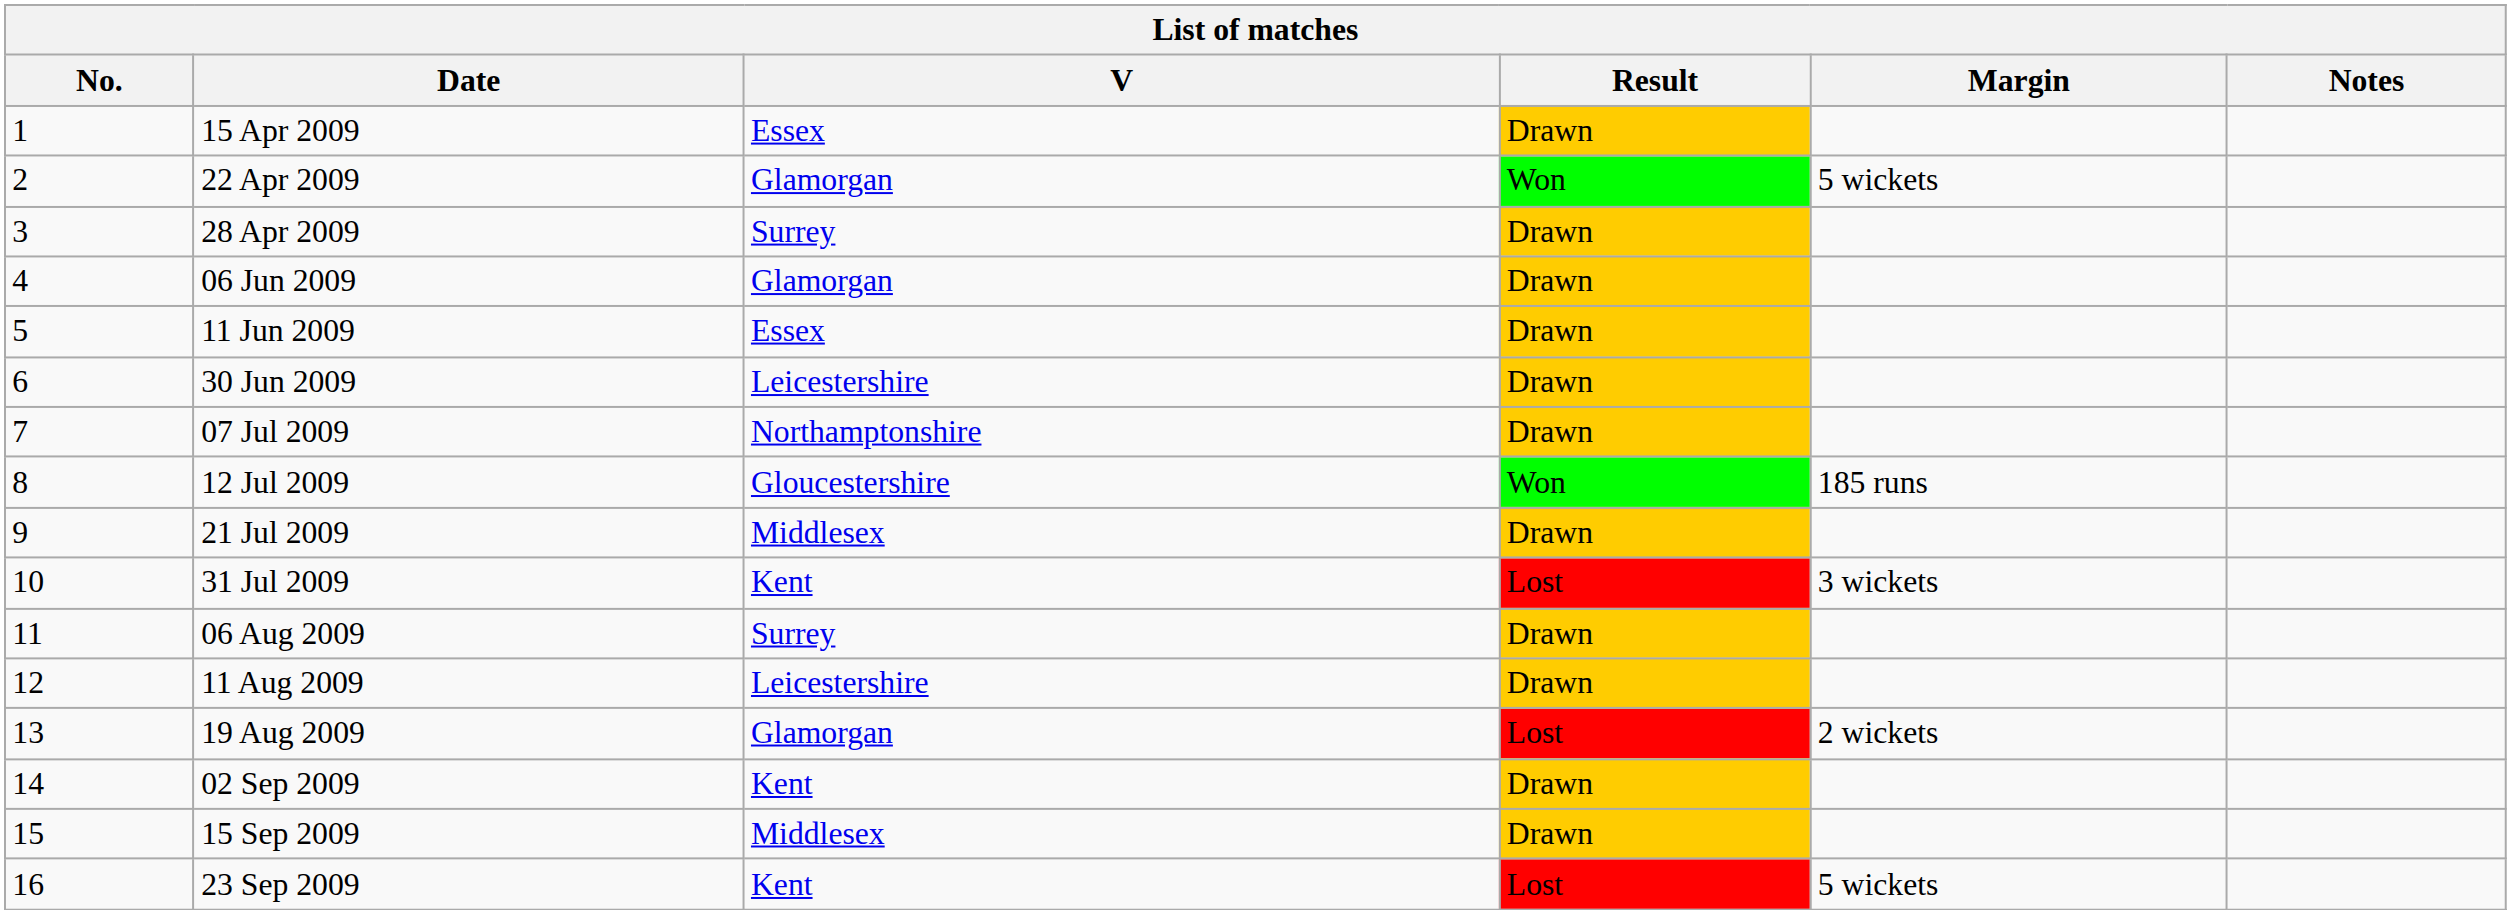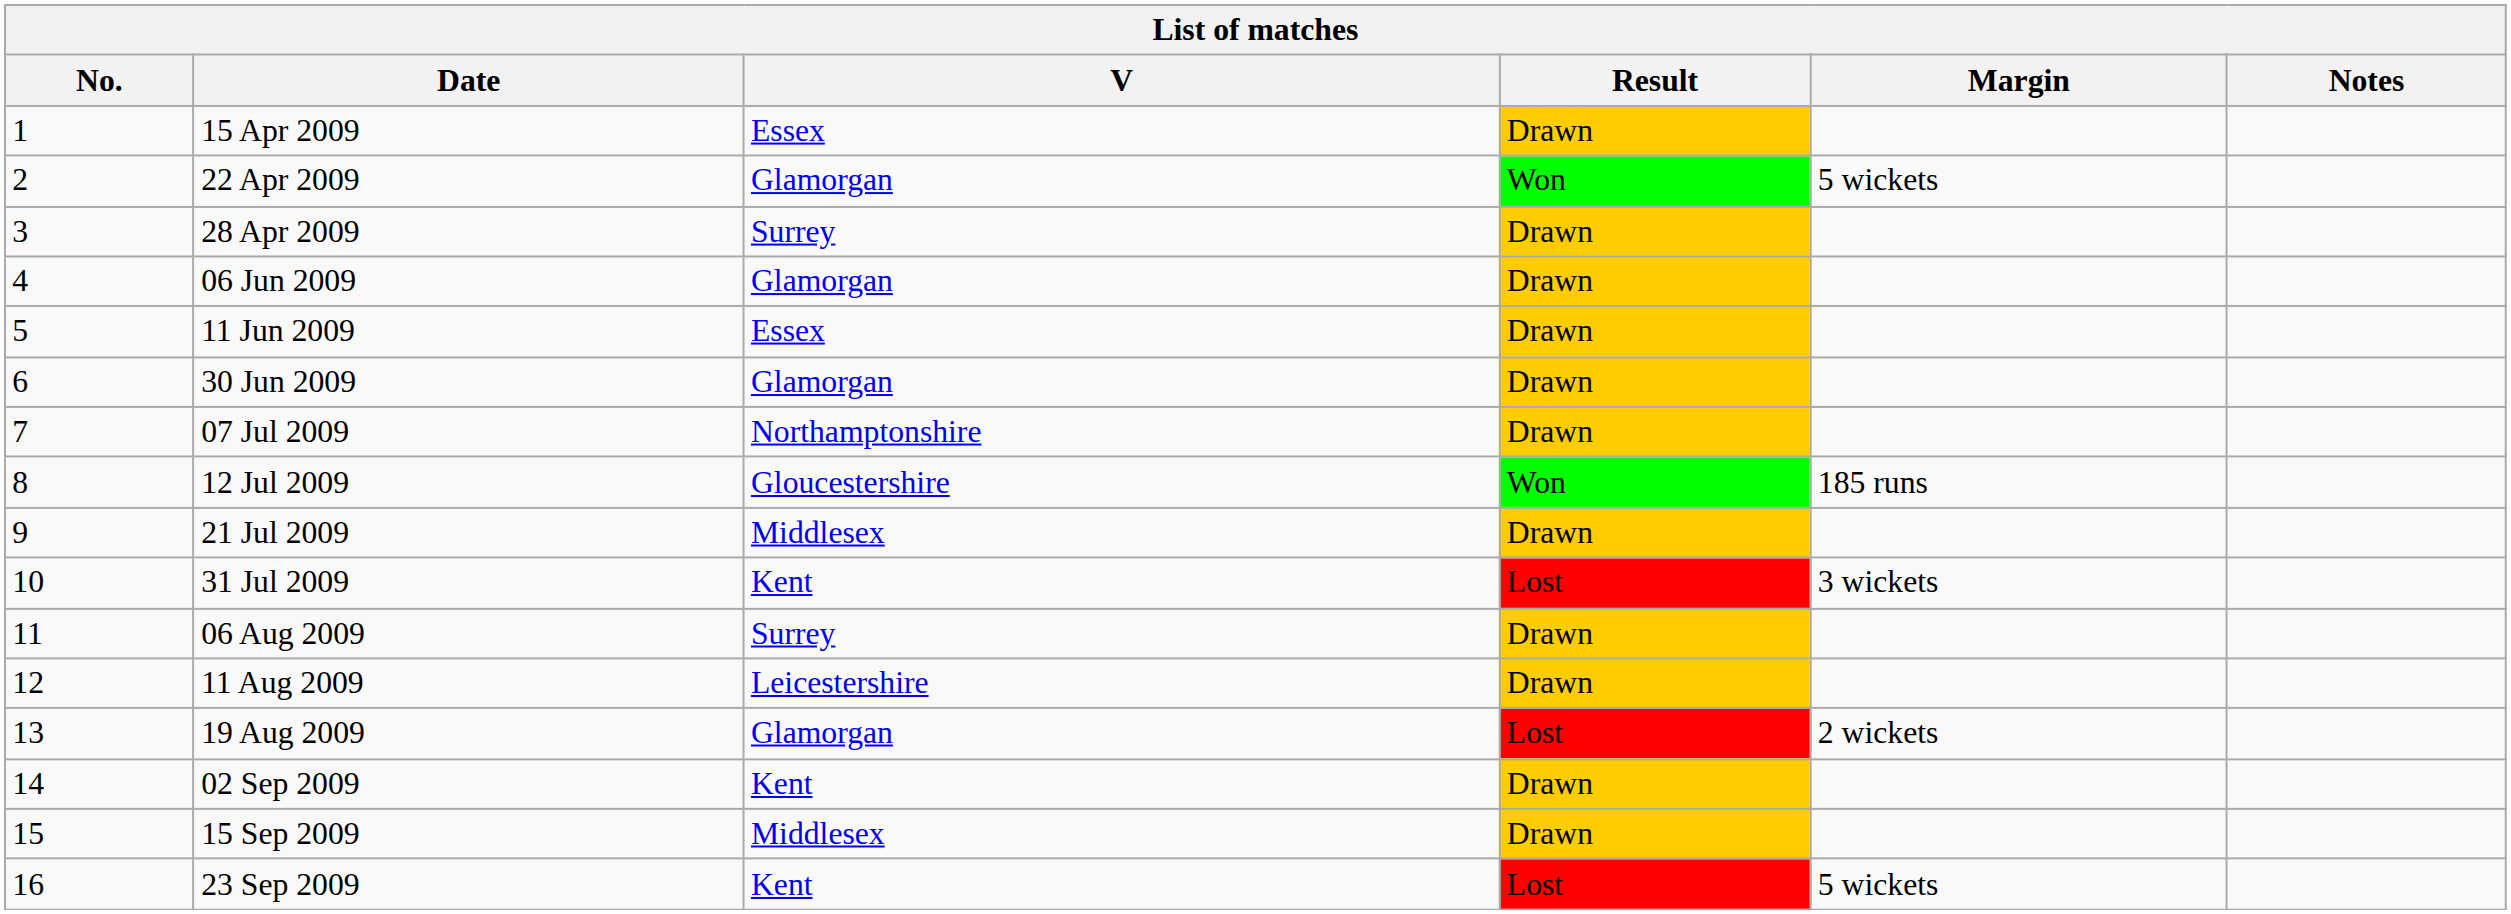(840, 381) Leicestershire -> (822, 381) Glamorgan
